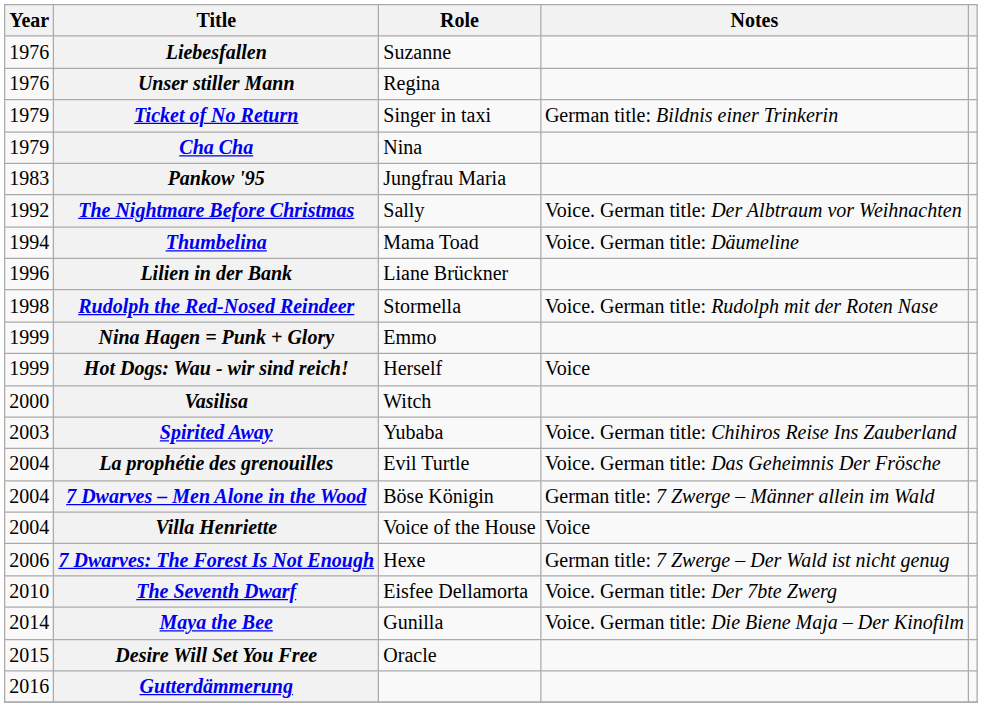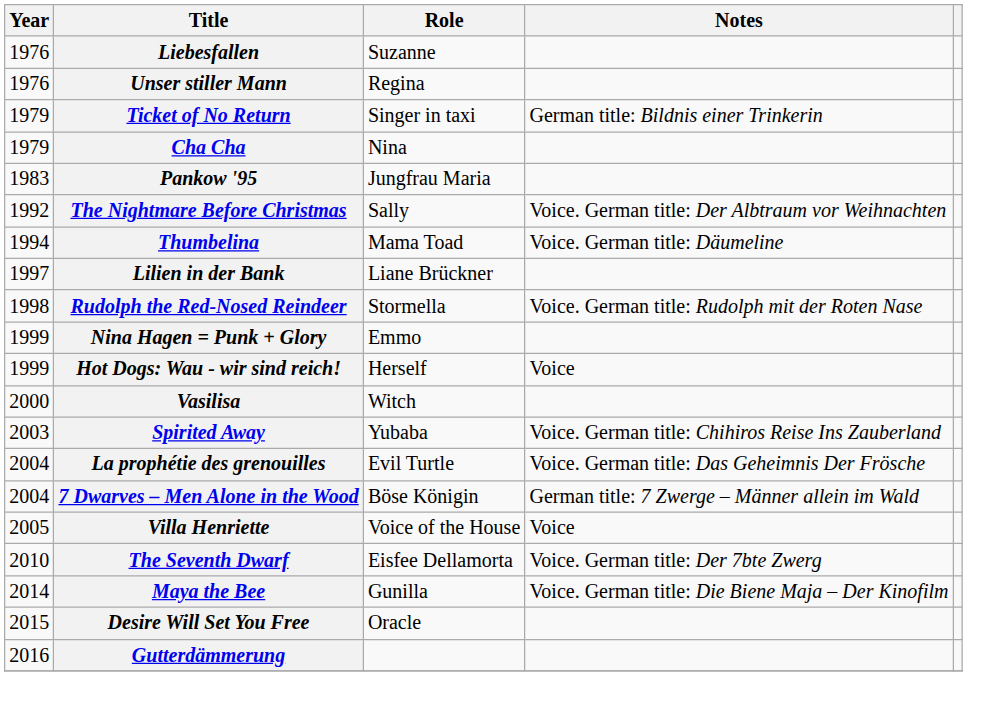(29, 274) 1996 -> (29, 274) 1997
(29, 527) 2004 -> (29, 527) 2005
- row: (216, 559)
